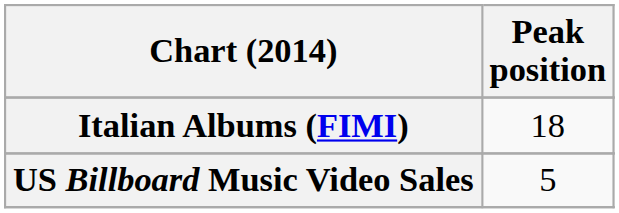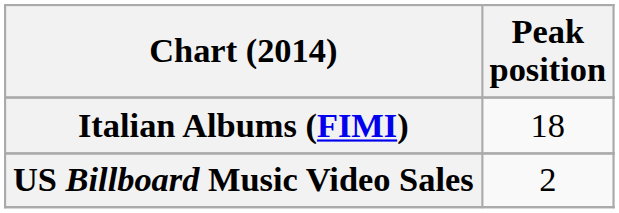(548, 179) 5 -> (548, 179) 2
